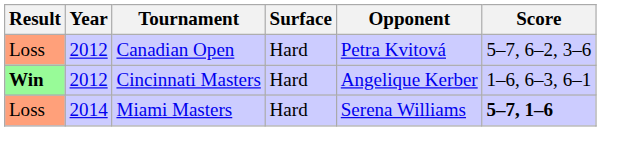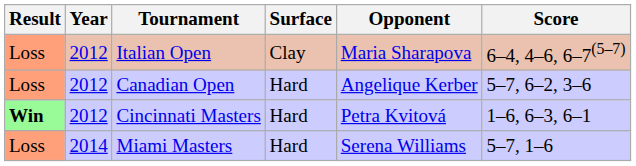+ row: (164, 52)
(393, 49) Petra Kvitová -> (409, 85) Angelique Kerber
(409, 79) Angelique Kerber -> (393, 115) Petra Kvitová
(520, 110) bold -> (520, 145) normal
